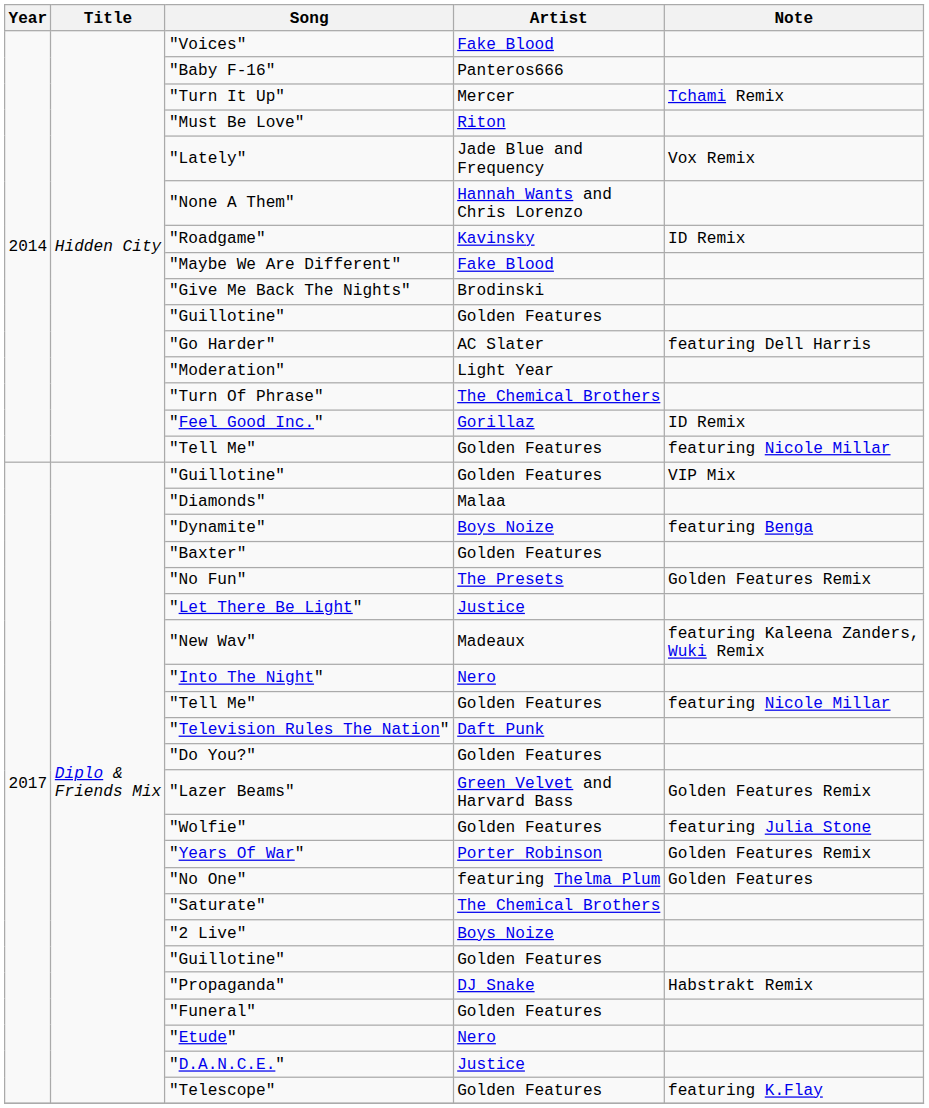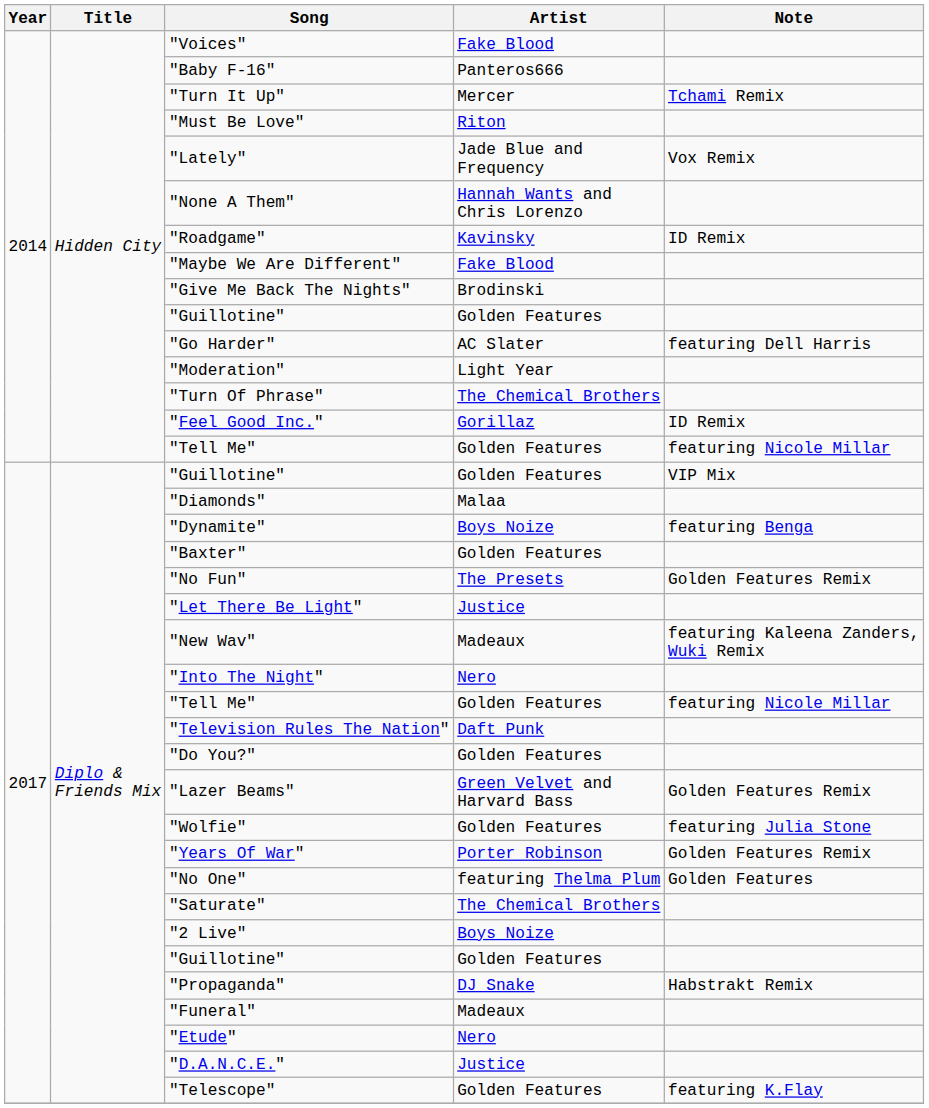(530, 1012) Golden Features -> (491, 1012) Madeaux
